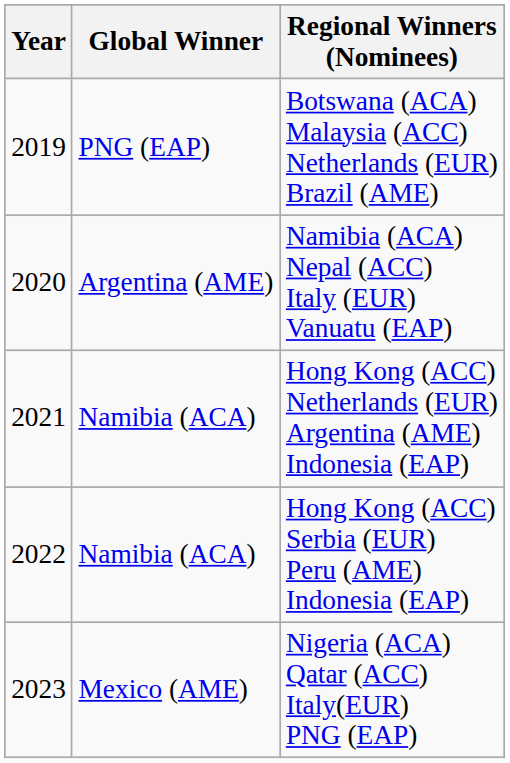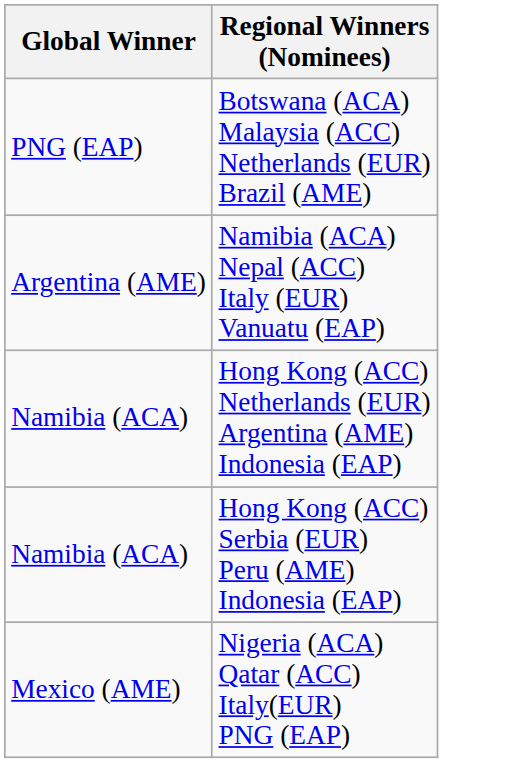- column: (39, 41)
